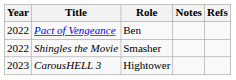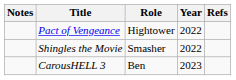columns swapped: (18, 13) <-> (189, 13)
(132, 30) Ben -> (151, 30) Hightower
(147, 65) Hightower -> (136, 65) Ben
